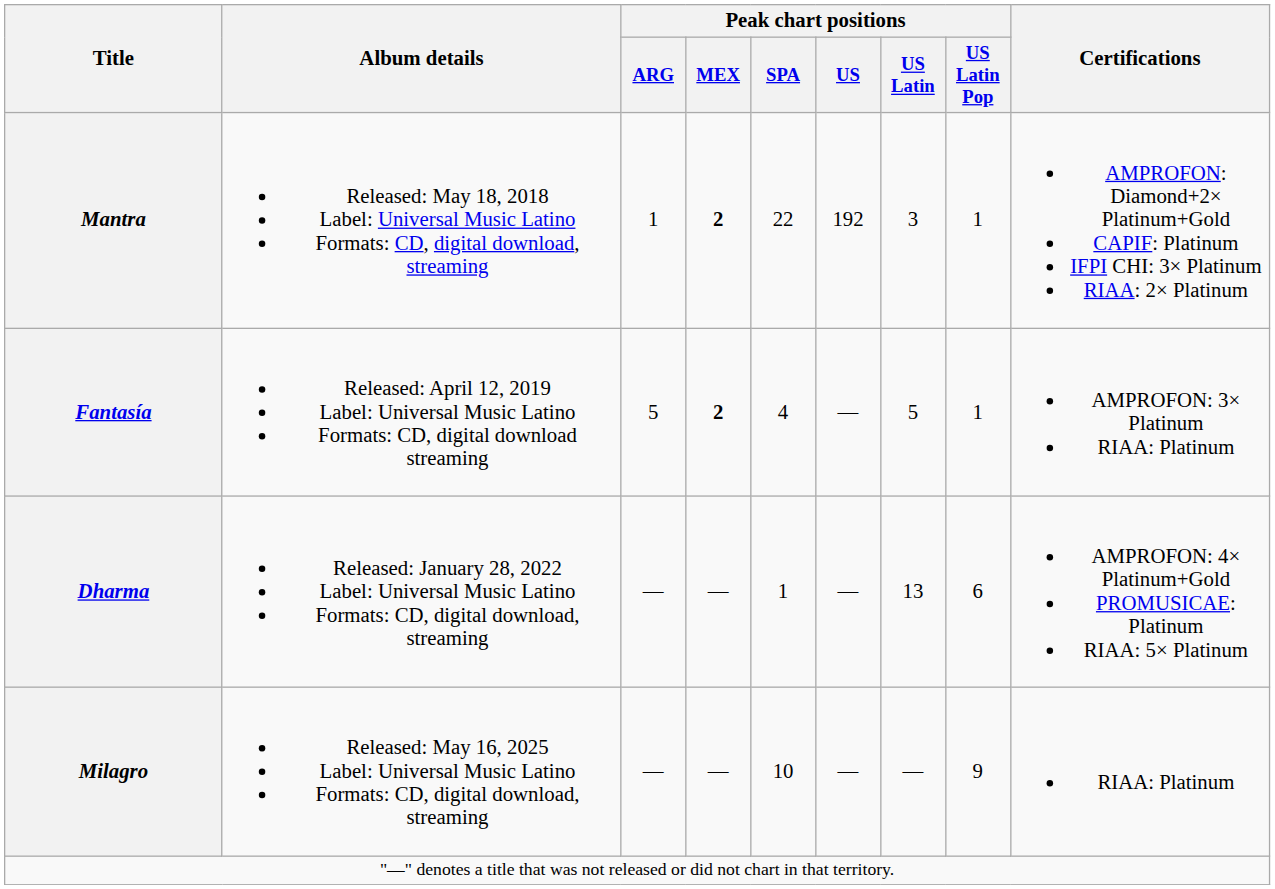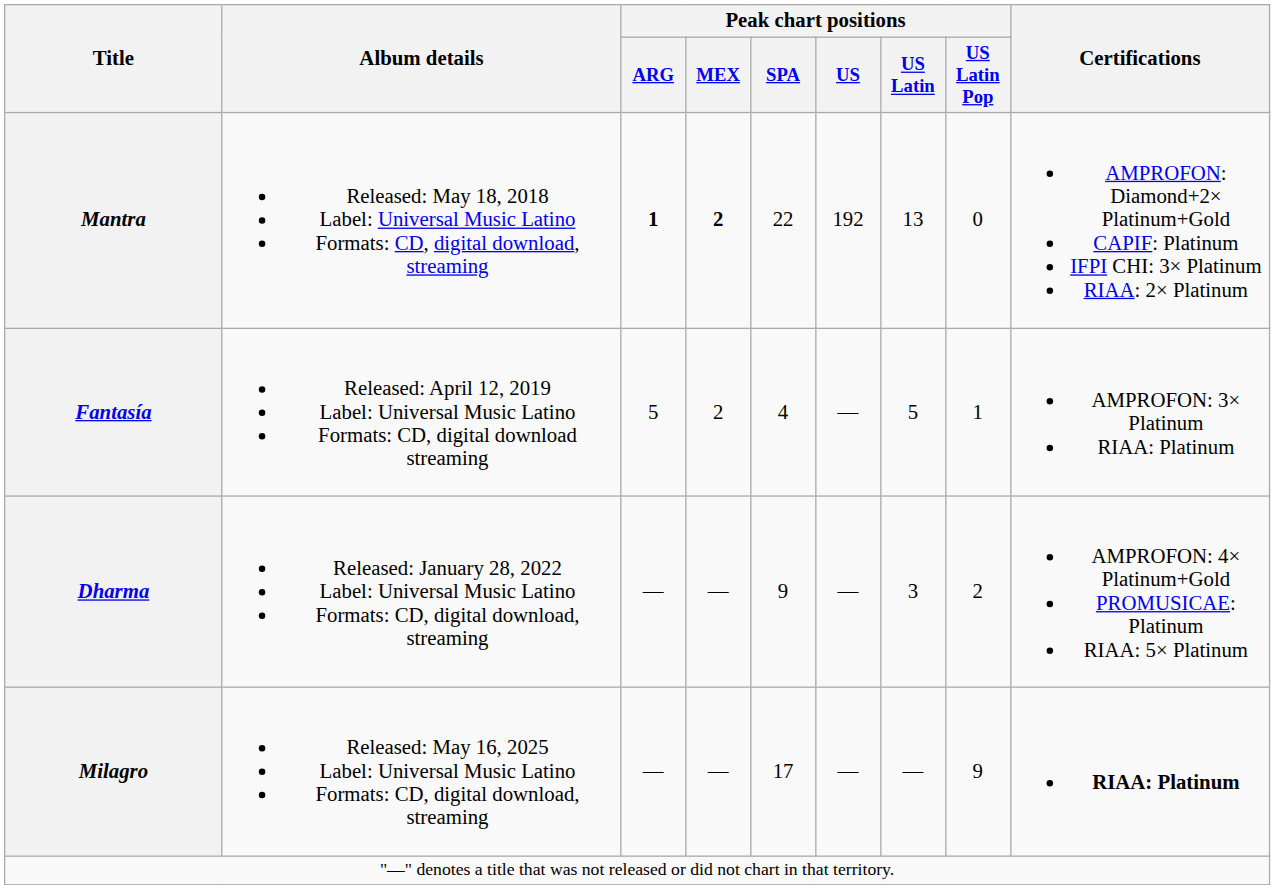(653, 220) normal -> (653, 220) bold
(913, 220) 3 -> (913, 220) 13
(978, 220) 1 -> (978, 220) 0
(718, 411) bold -> (718, 411) normal
(783, 591) 1 -> (783, 591) 9
(913, 591) 13 -> (913, 591) 3
(978, 591) 6 -> (978, 591) 2
(783, 771) 10 -> (783, 771) 17
(1140, 783) normal -> (1140, 783) bold
